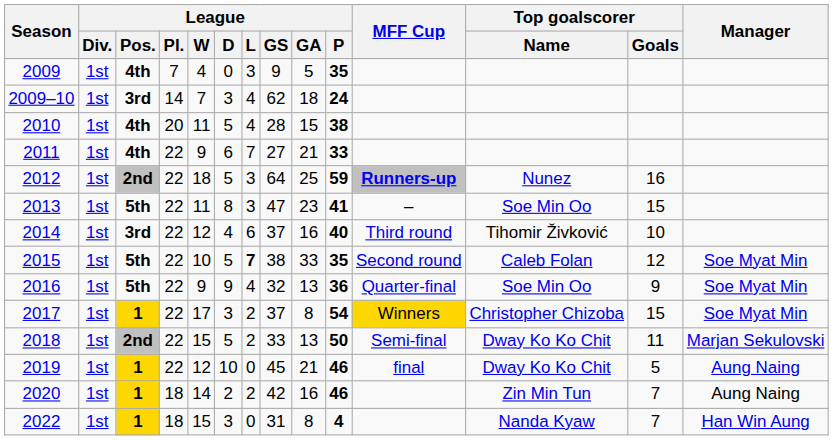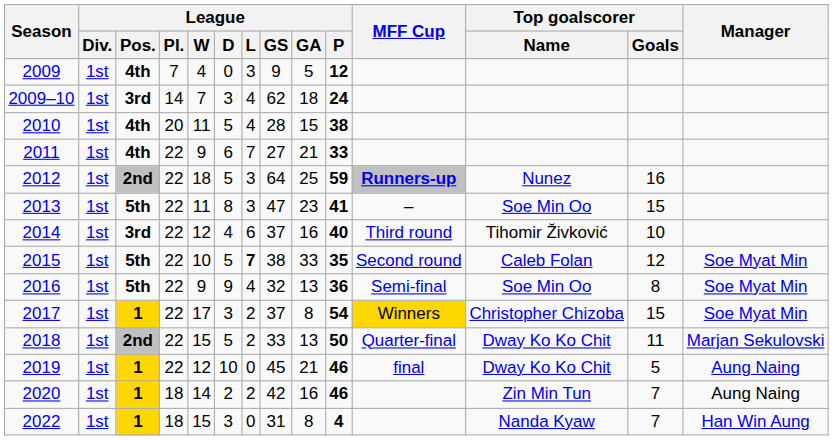(339, 71) 35 -> (339, 71) 12
(409, 286) Quarter-final -> (409, 286) Semi-final
(655, 286) 9 -> (655, 286) 8
(409, 340) Semi-final -> (409, 340) Quarter-final
